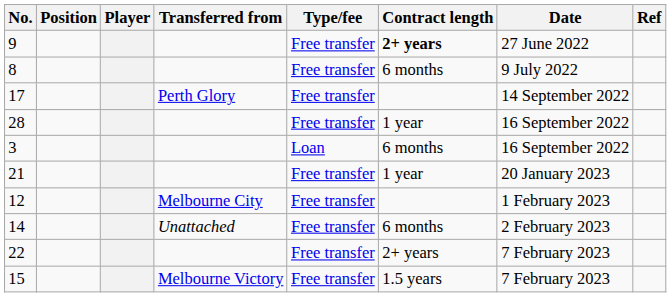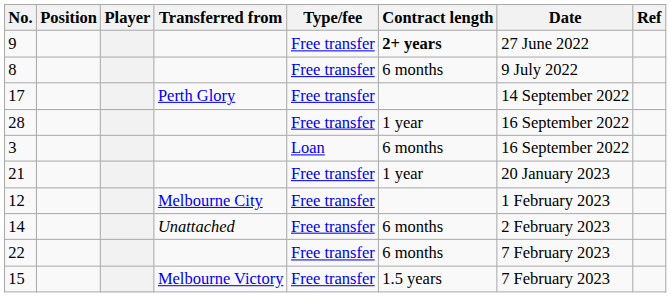(411, 252) 2+ years -> (413, 252) 6 months
